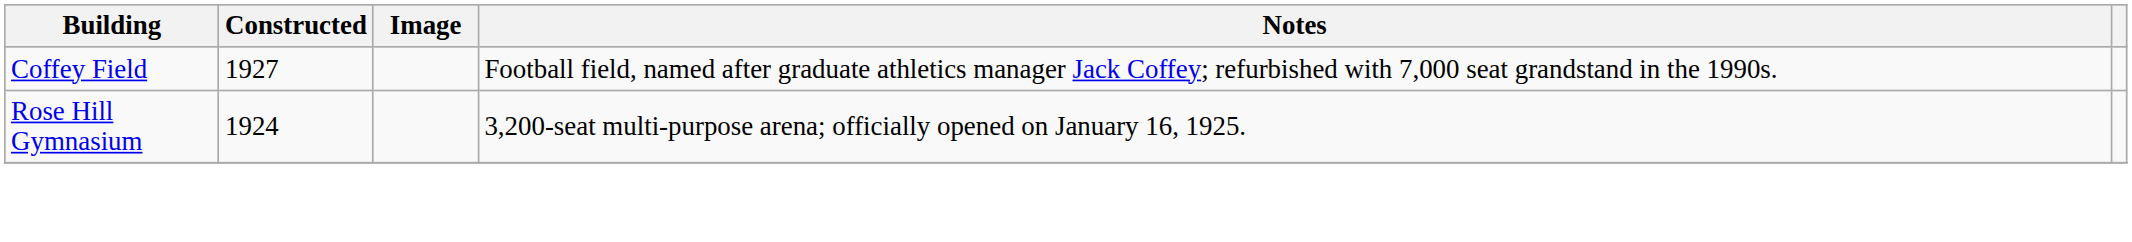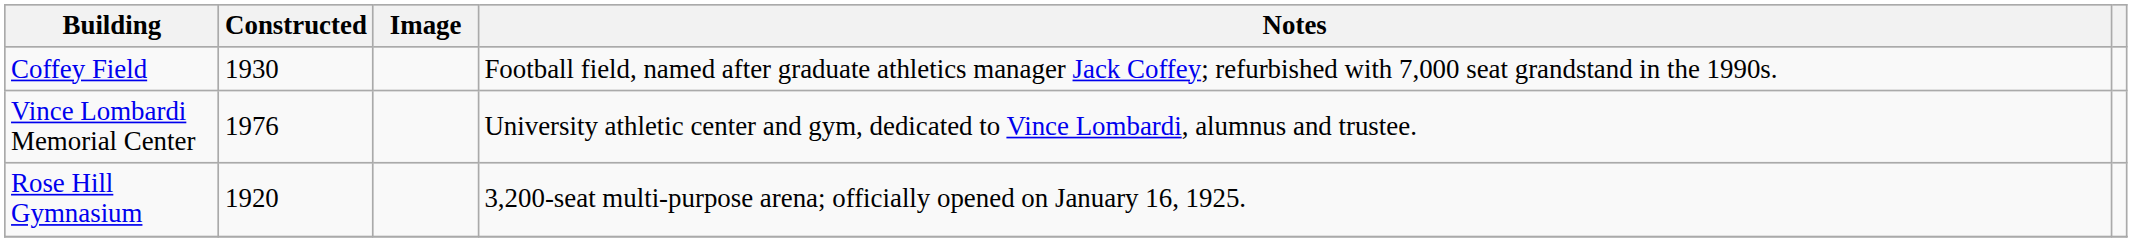(252, 68) 1927 -> (252, 68) 1930
+ row: (103, 126)
(252, 126) 1924 -> (252, 199) 1920
